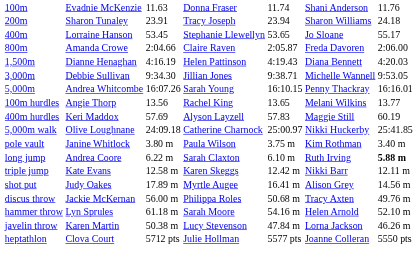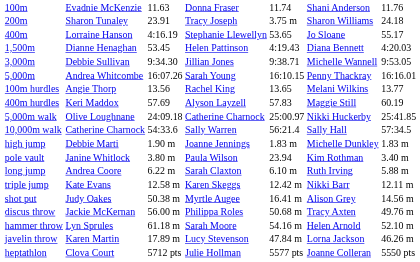(279, 21) 23.94 -> (283, 21) 3.75 m
(157, 34) 53.45 -> (163, 34) 4:16.19
- row: (16, 48)
(161, 62) 4:16.19 -> (159, 48) 53.45
+ row: (33, 130)
+ row: (25, 144)
(281, 144) 3.75 m -> (280, 157) 23.94
(392, 157) bold -> (395, 171) normal
(162, 184) 17.89 m -> (164, 198) 50.38 m
(162, 225) 50.38 m -> (164, 239) 17.89 m
